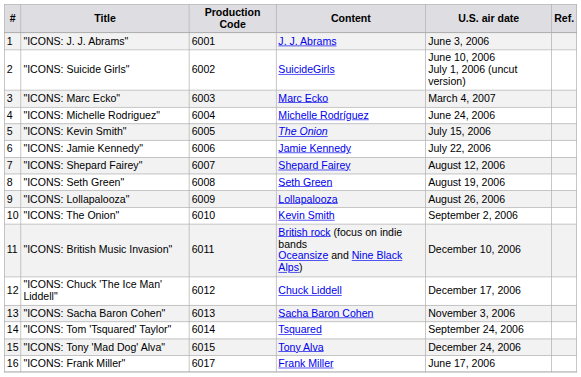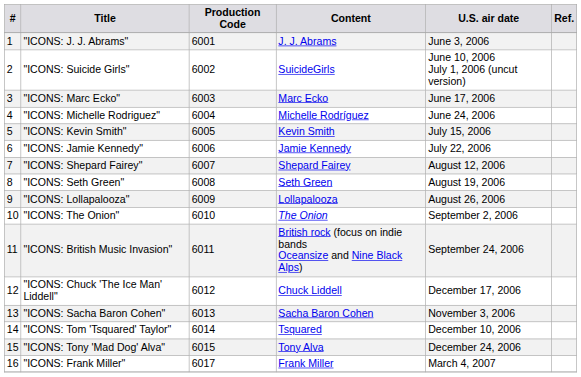(462, 98) March 4, 2007 -> (462, 98) June 17, 2006
(303, 132) The Onion -> (307, 132) Kevin Smith
(307, 215) Kevin Smith -> (303, 215) The Onion
(475, 250) December 10, 2006 -> (476, 250) September 24, 2006
(476, 330) September 24, 2006 -> (475, 330) December 10, 2006
(462, 363) June 17, 2006 -> (462, 363) March 4, 2007
